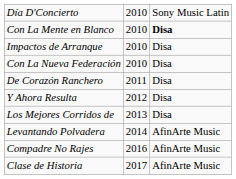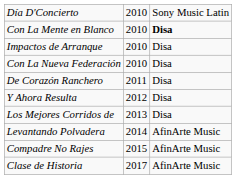(137, 149) 2016 -> (137, 149) 2015
